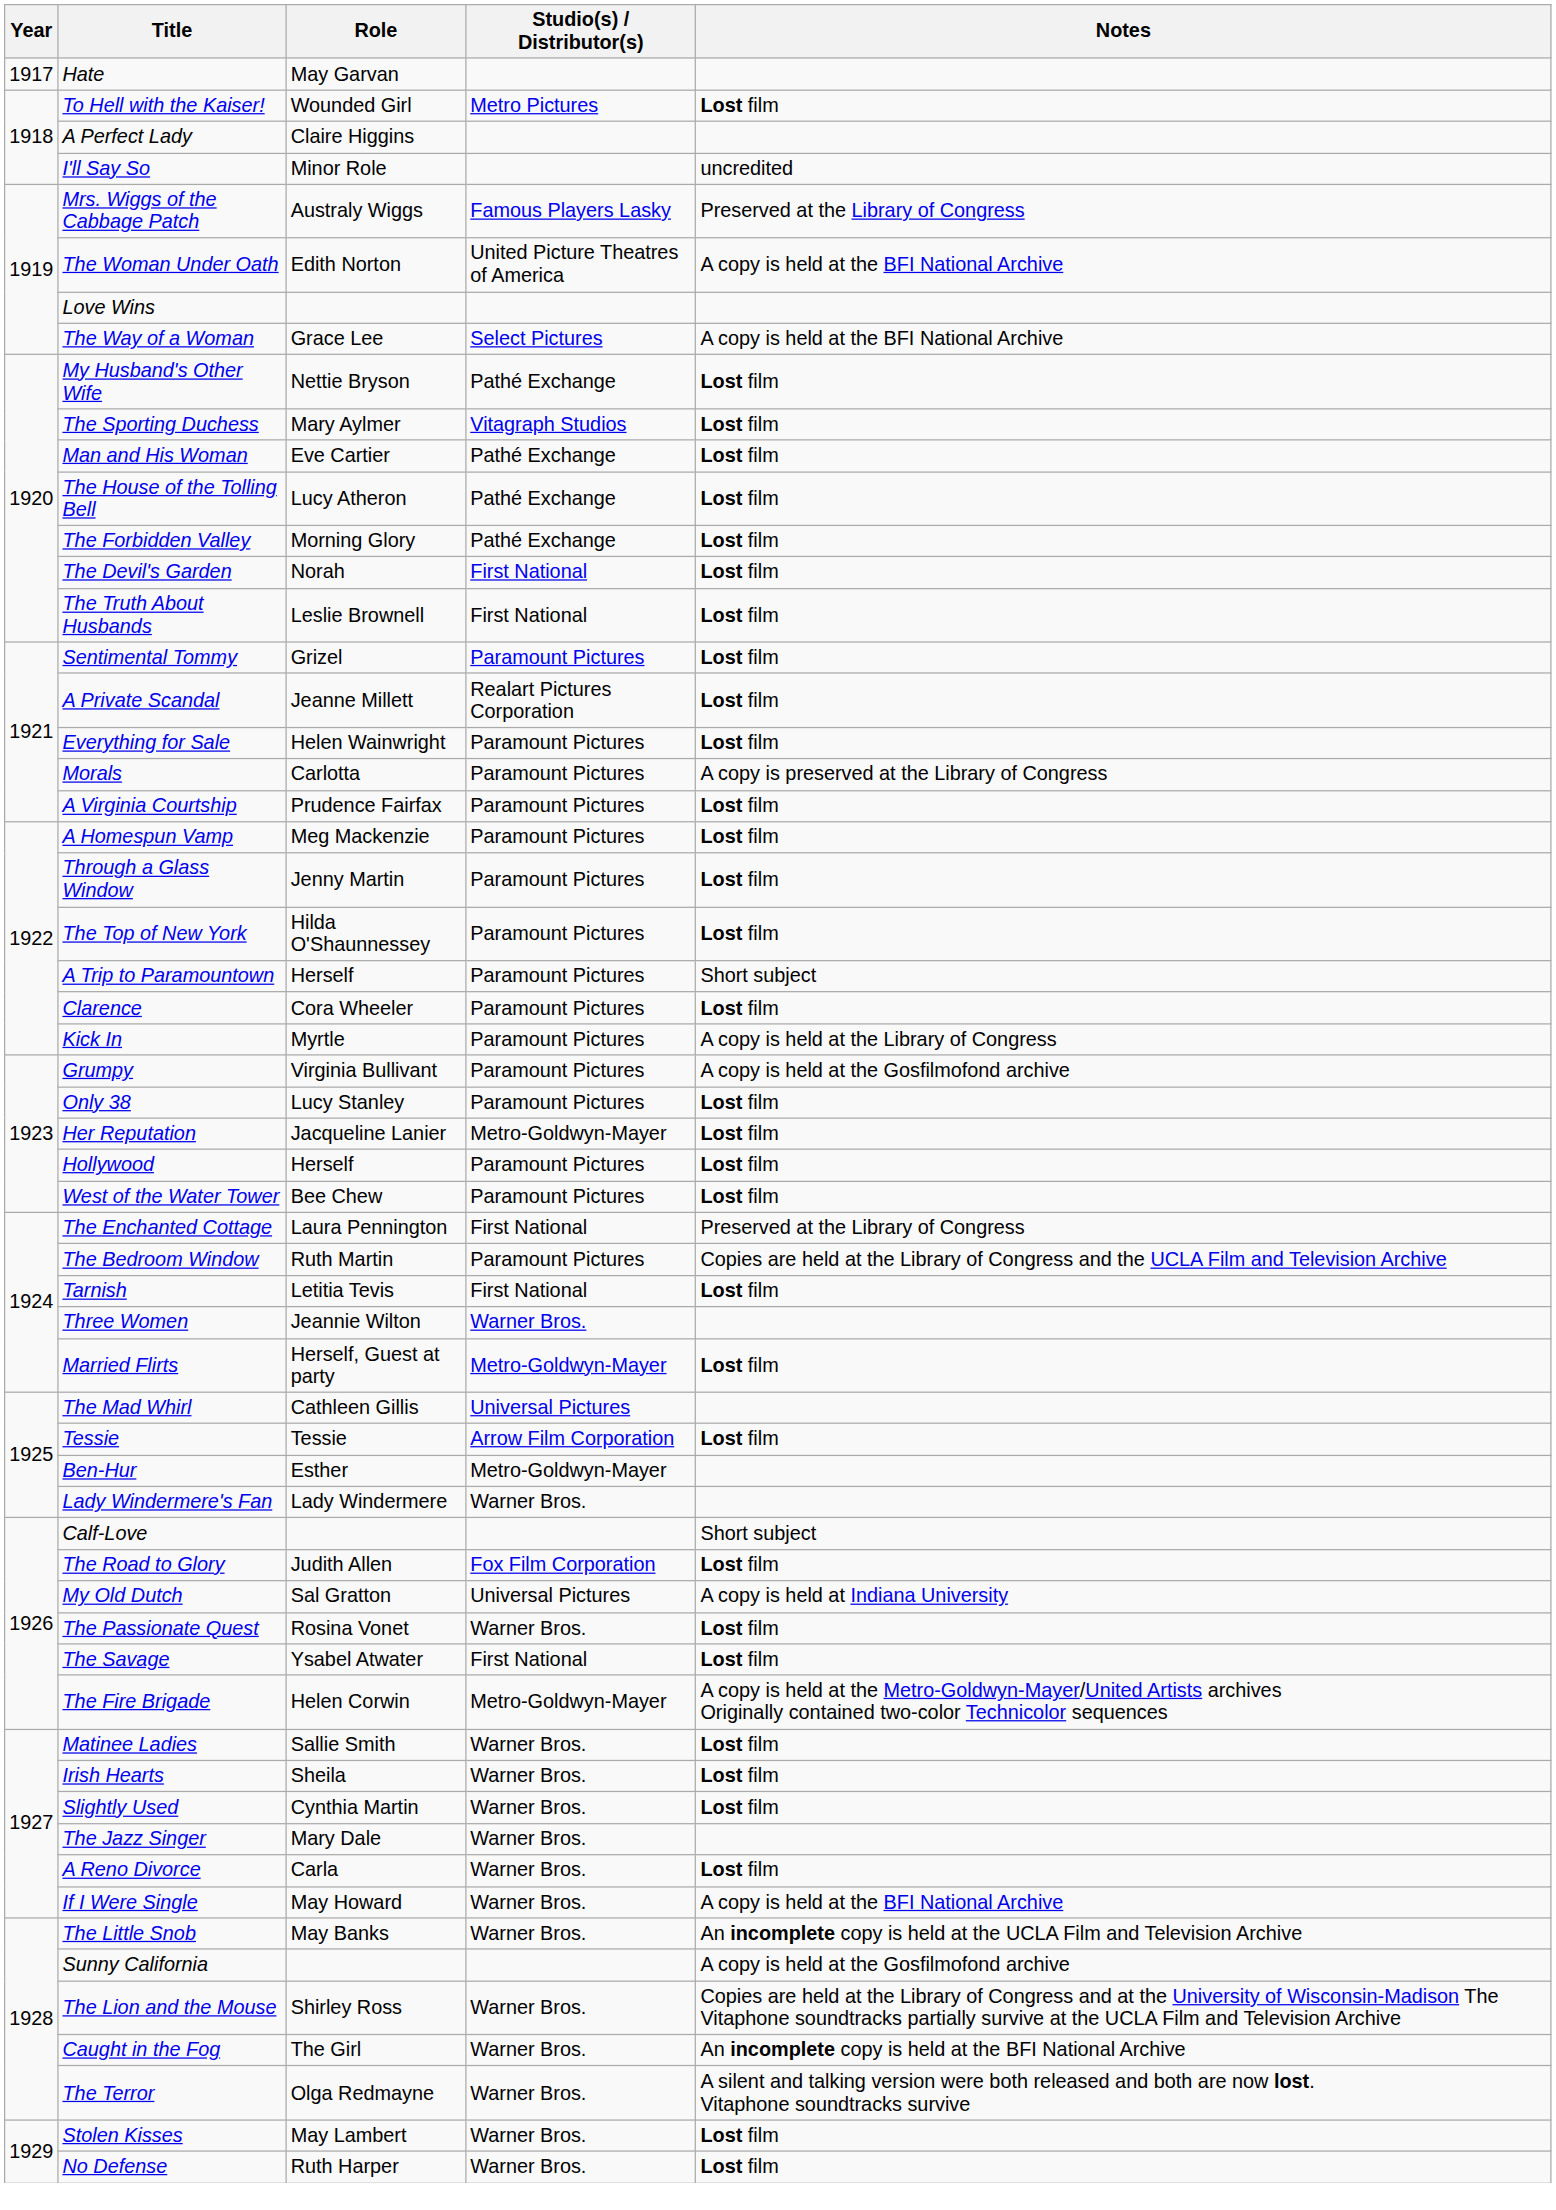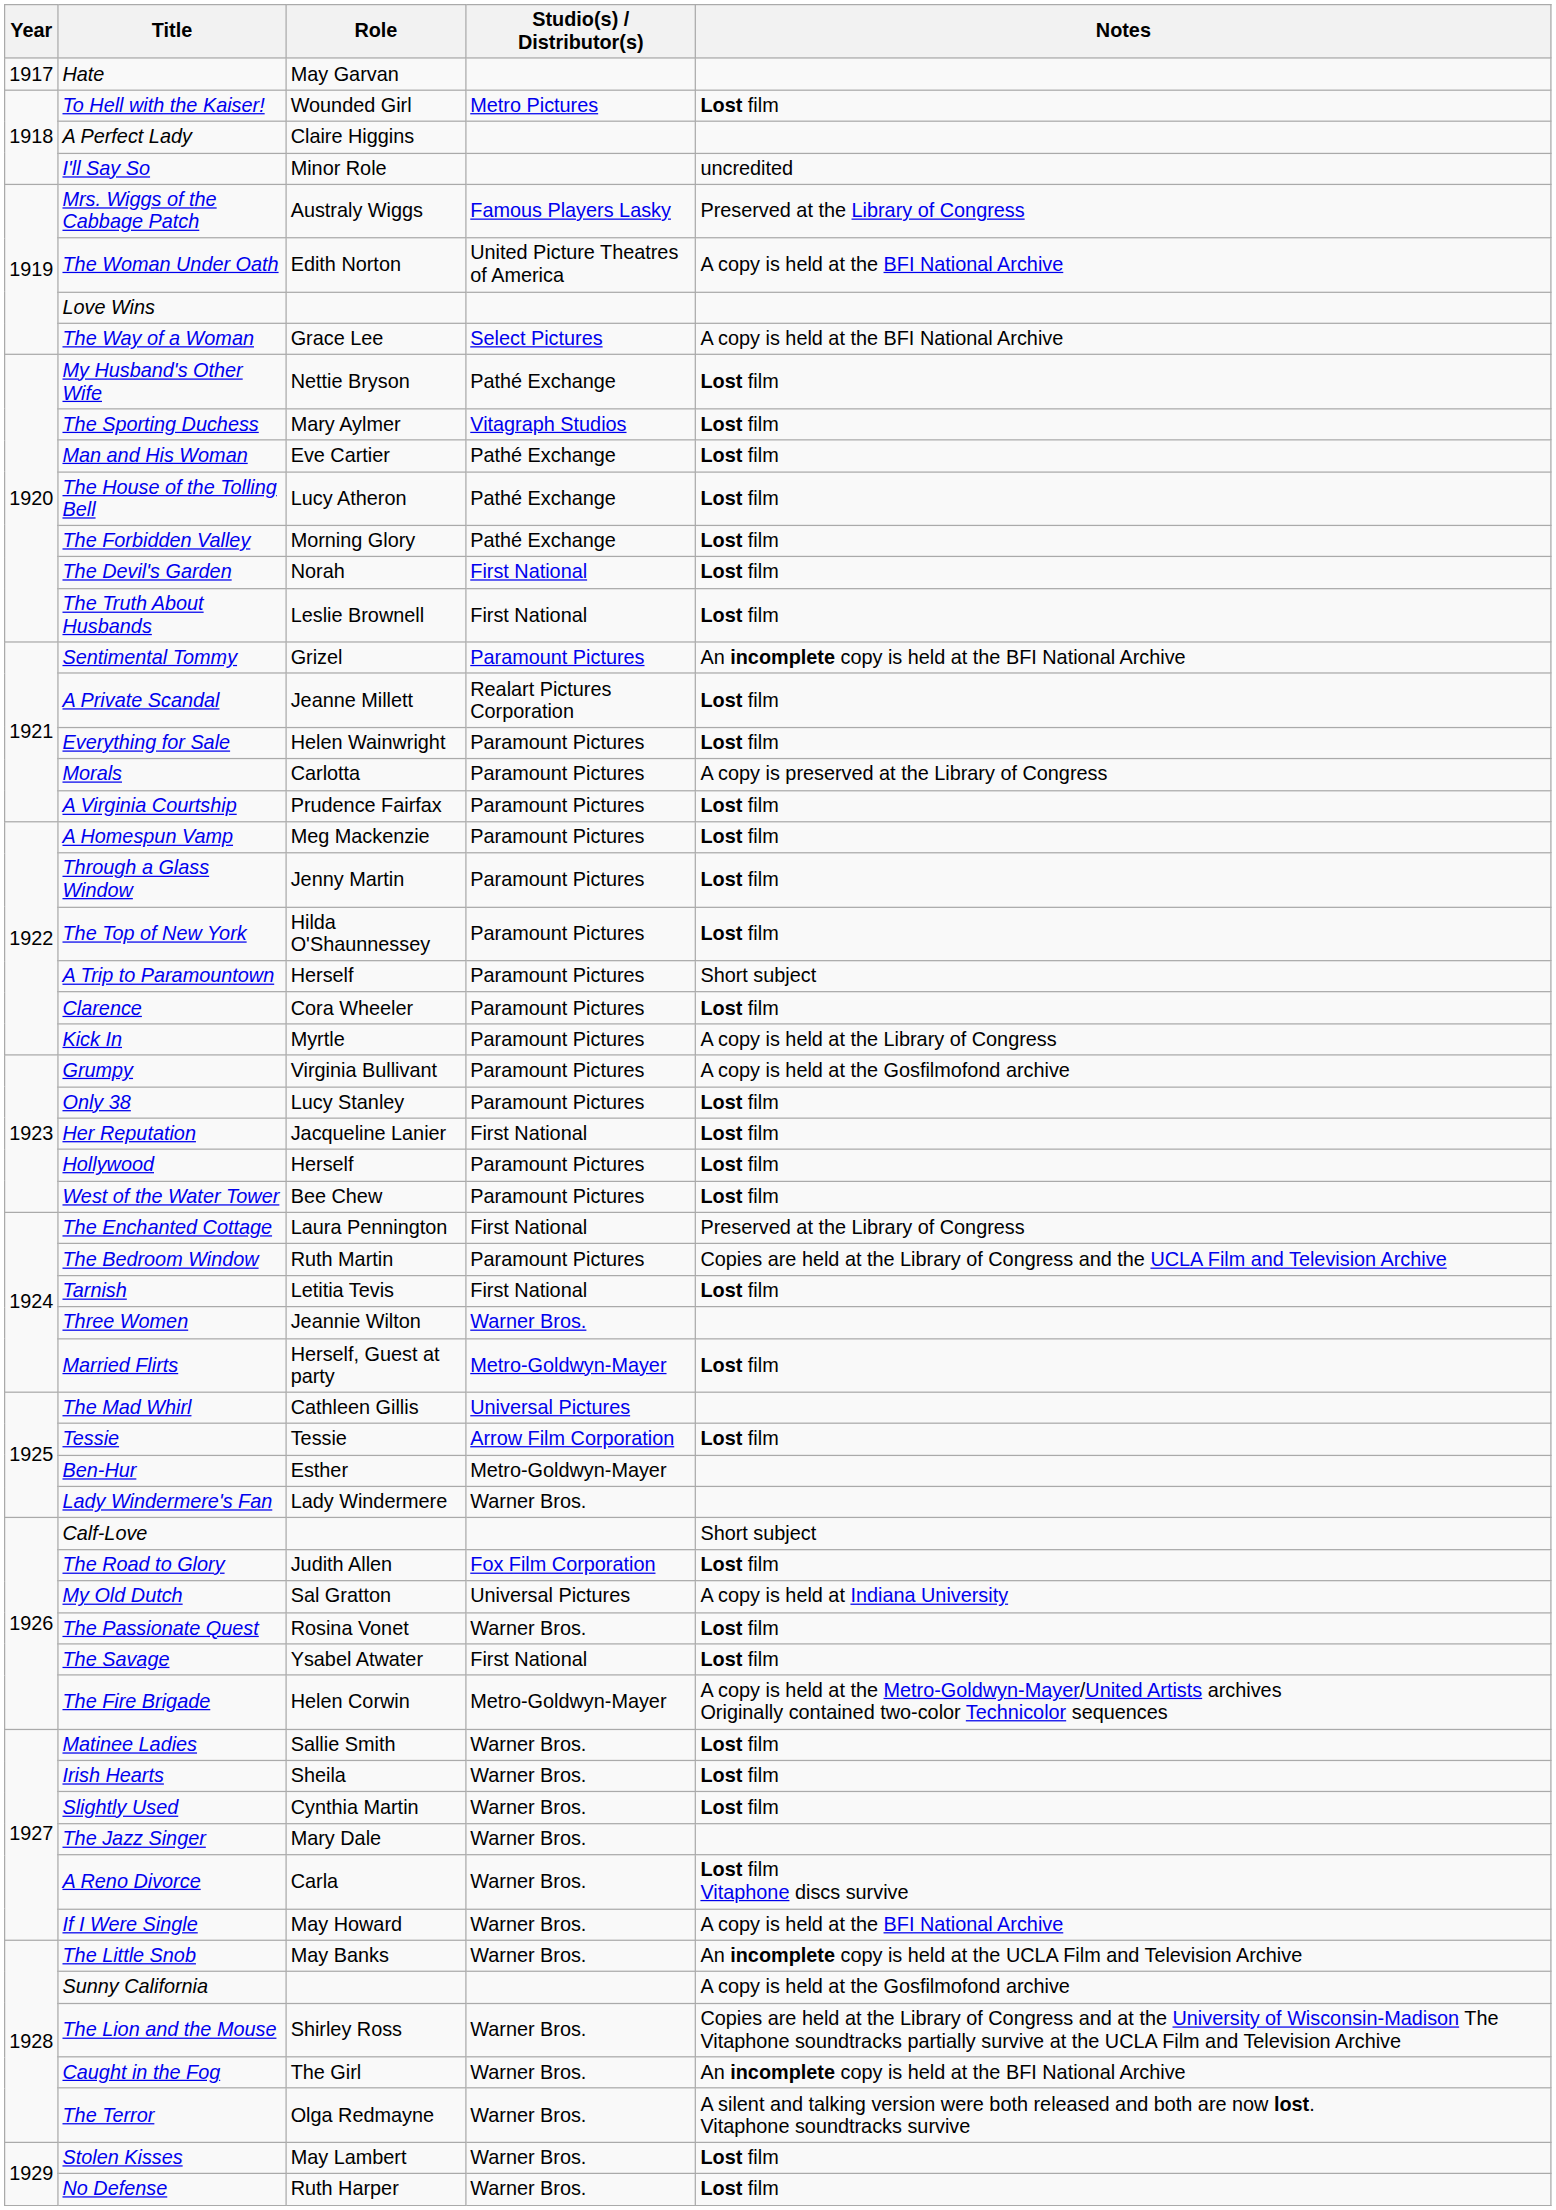(740, 657) Lost film -> (943, 657) An incomplete copy is held at the BFI National Archive
(568, 1133) Metro-Goldwyn-Mayer -> (529, 1133) First National
(740, 1870) Lost film -> (804, 1881) Lost film Vitaphone discs survive
